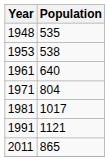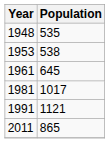(50, 71) 640 -> (50, 71) 645
- row: (21, 90)
